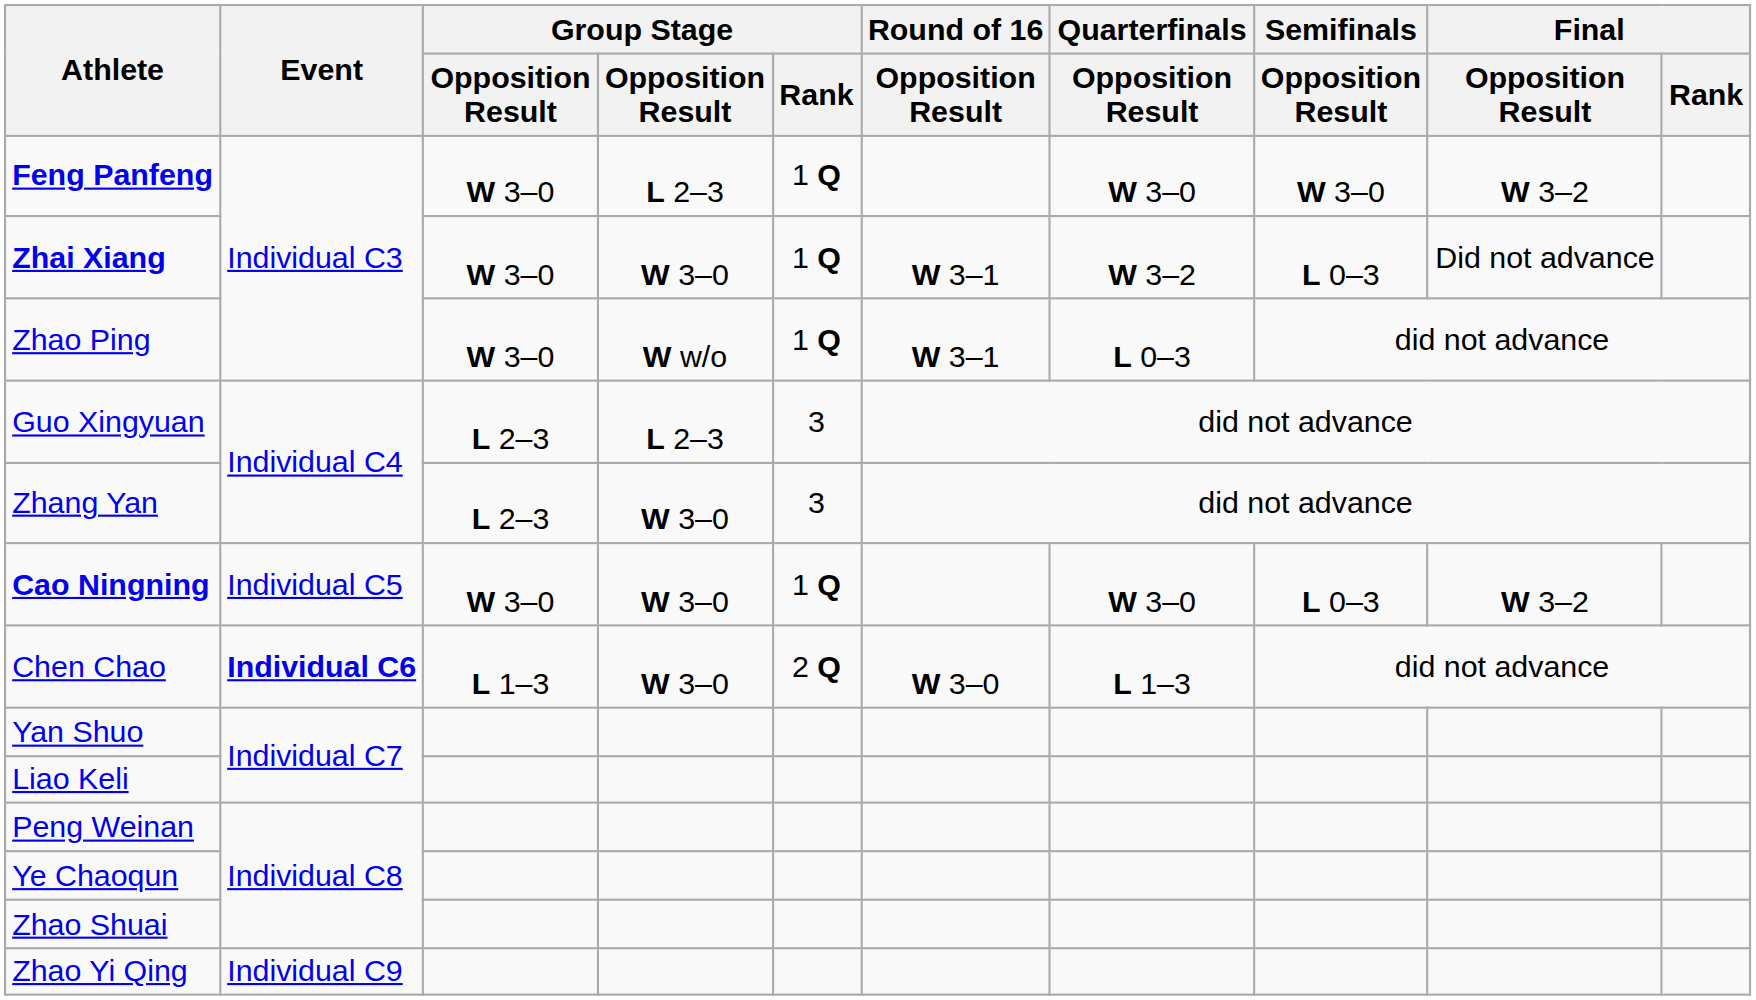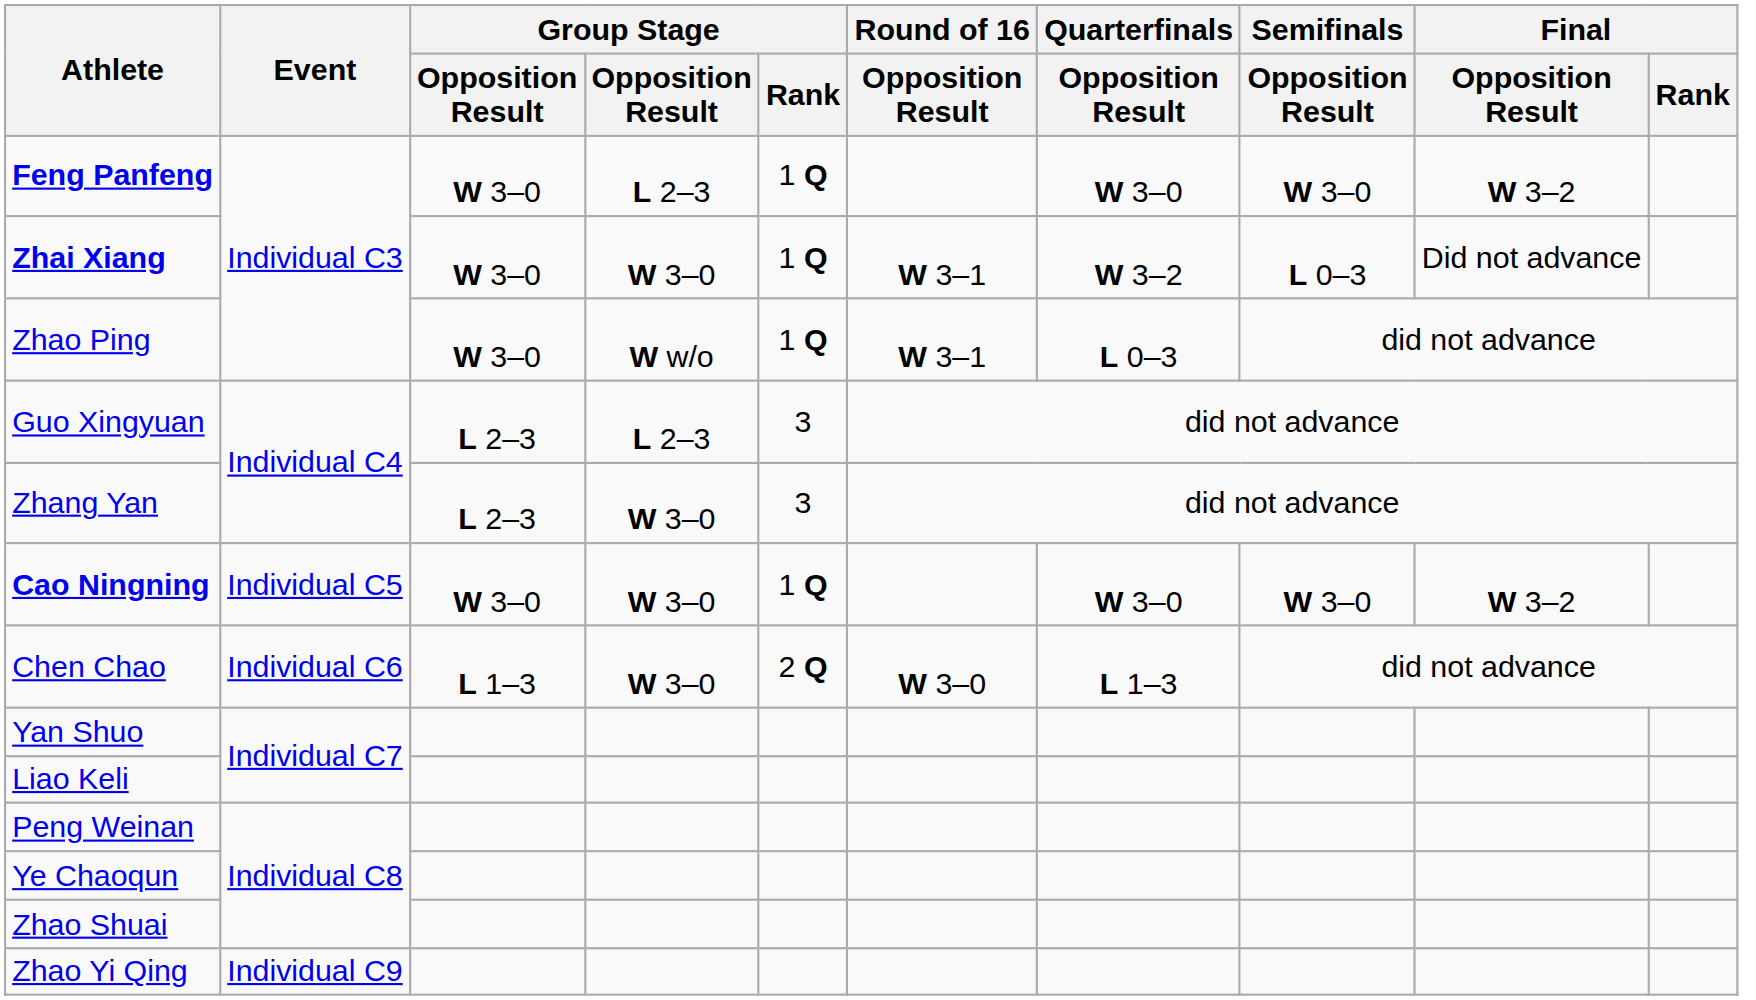(1341, 602) L 0–3 -> (1327, 602) W 3–0
(322, 667) bold -> (315, 667) normal
